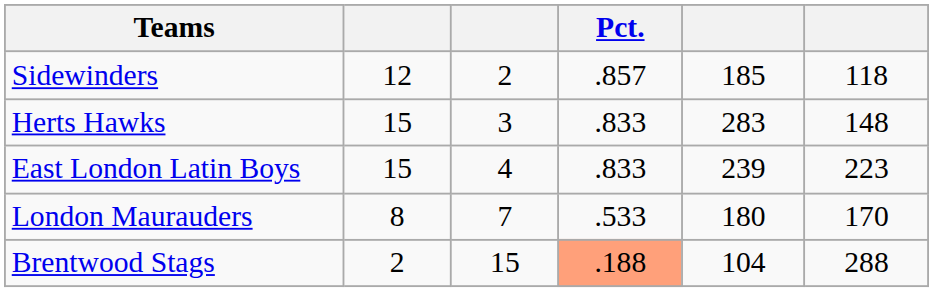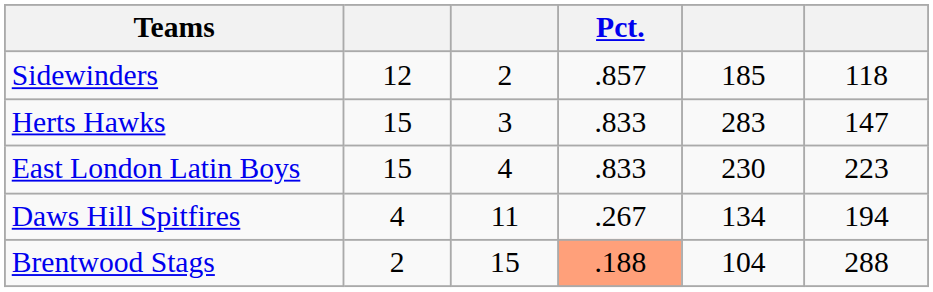(866, 121) 148 -> (866, 121) 147
(743, 168) 239 -> (743, 168) 230
- row: (132, 215)
+ row: (126, 215)
